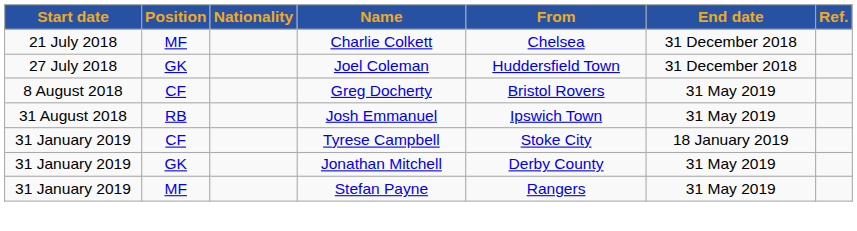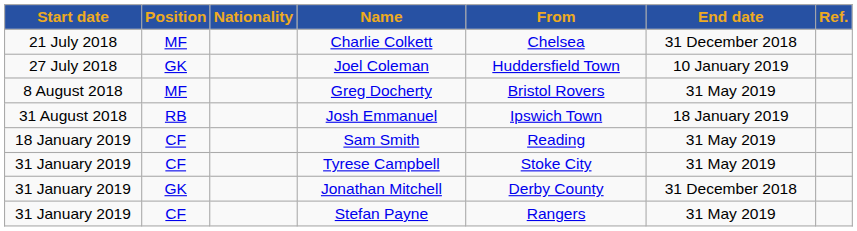(731, 66) 31 December 2018 -> (731, 66) 10 January 2019
(176, 91) CF -> (176, 91) MF
(731, 115) 31 May 2019 -> (731, 115) 18 January 2019
+ row: (381, 140)
(731, 140) 18 January 2019 -> (731, 165) 31 May 2019
(731, 165) 31 May 2019 -> (731, 189) 31 December 2018
(176, 189) MF -> (176, 214) CF
